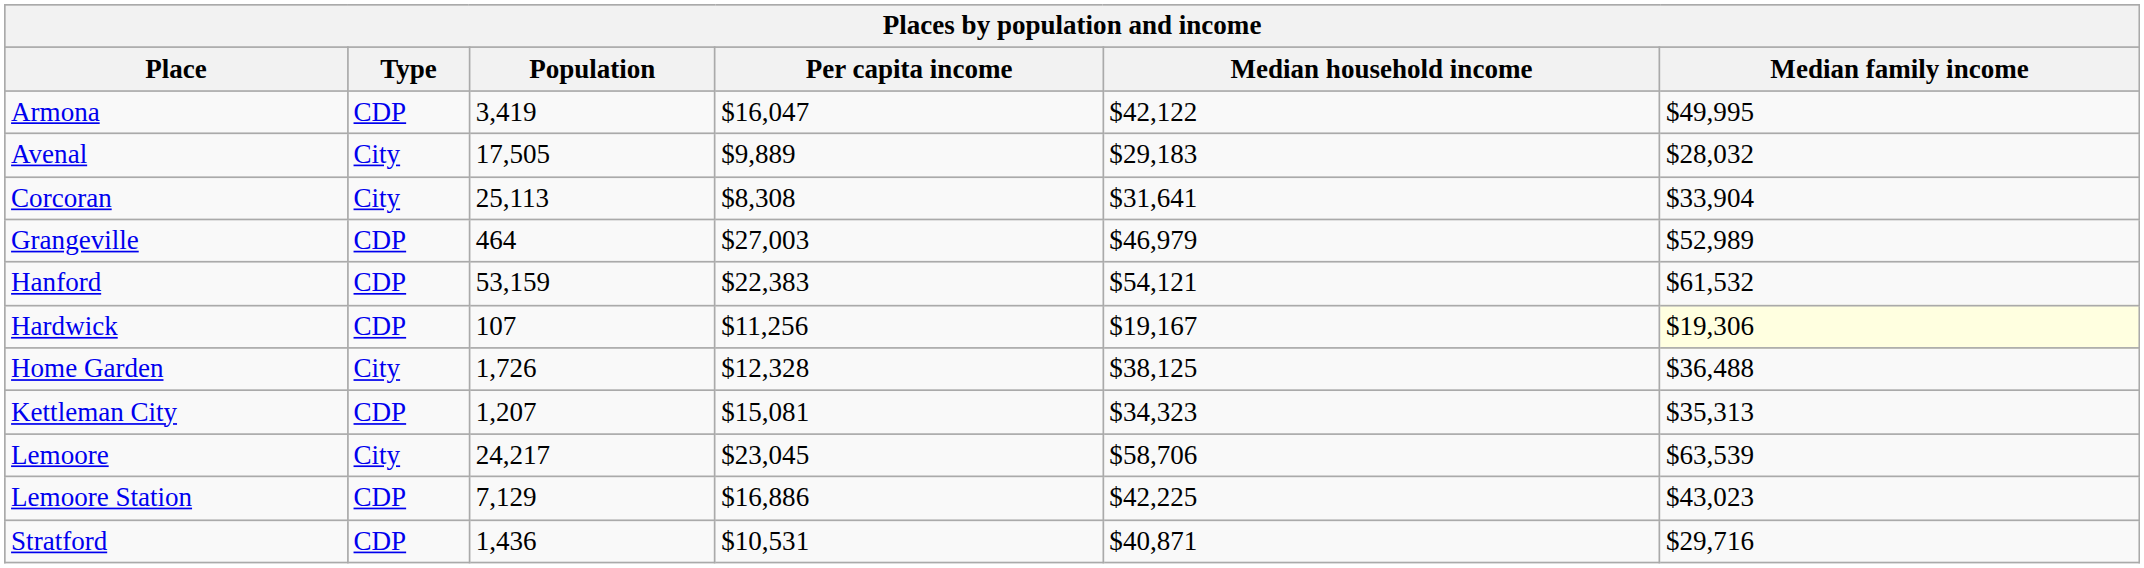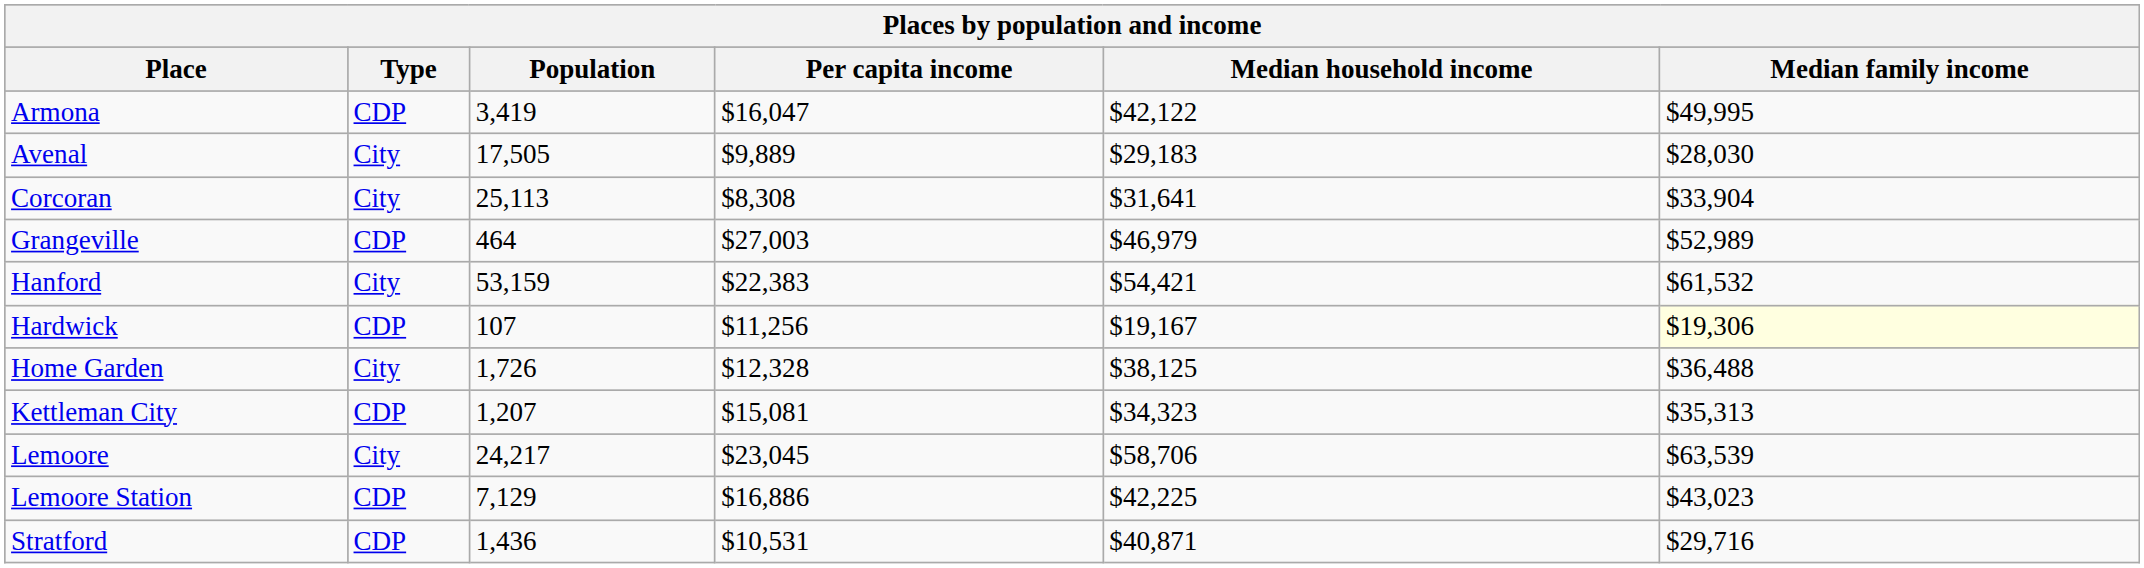(1710, 154) $28,032 -> (1710, 154) $28,030
(380, 283) CDP -> (377, 283) City
(1153, 283) $54,121 -> (1153, 283) $54,421
